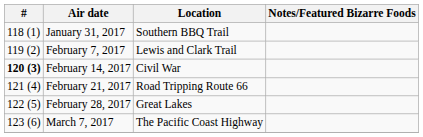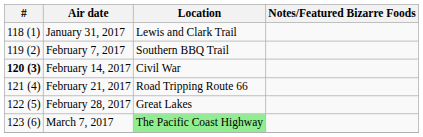(182, 31) Southern BBQ Trail -> (186, 31) Lewis and Clark Trail
(186, 50) Lewis and Clark Trail -> (182, 50) Southern BBQ Trail
(200, 123) no background -> (200, 123) lightgreen background
